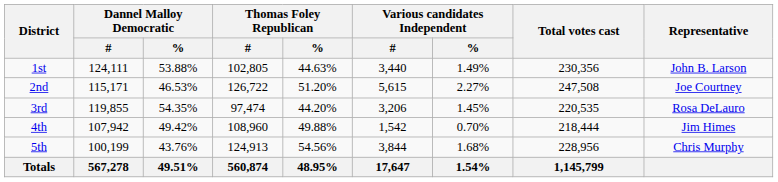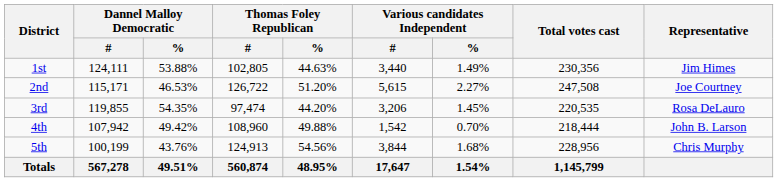(708, 68) John B. Larson -> (708, 68) Jim Himes
(708, 127) Jim Himes -> (708, 127) John B. Larson
